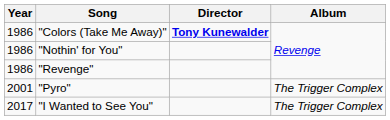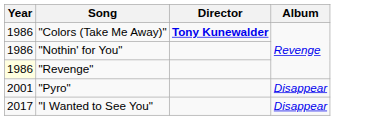(20, 69) no background -> (20, 69) lightyellow background
(328, 87) The Trigger Complex -> (300, 87) Disappear
(328, 106) The Trigger Complex -> (300, 106) Disappear
